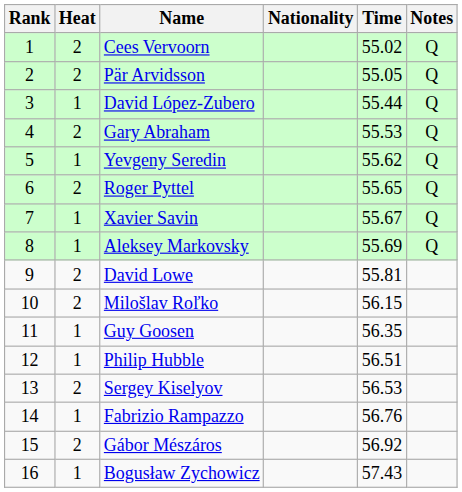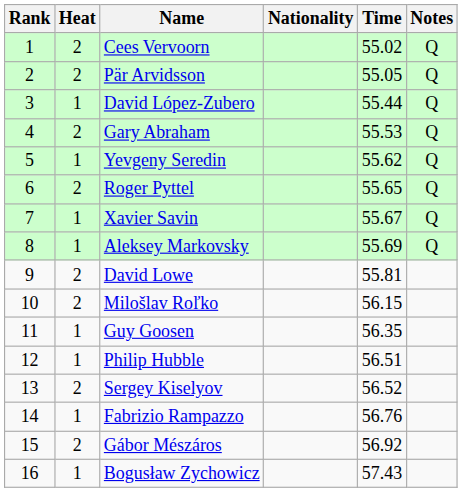(382, 388) 56.53 -> (382, 388) 56.52
